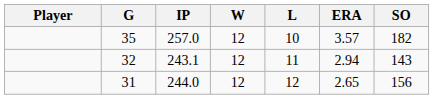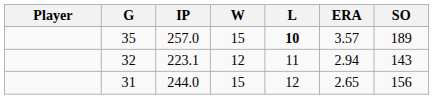(238, 37) 12 -> (238, 37) 15
(292, 37) normal -> (292, 37) bold
(401, 37) 182 -> (401, 37) 189
(183, 60) 243.1 -> (183, 60) 223.1
(238, 82) 12 -> (238, 82) 15
